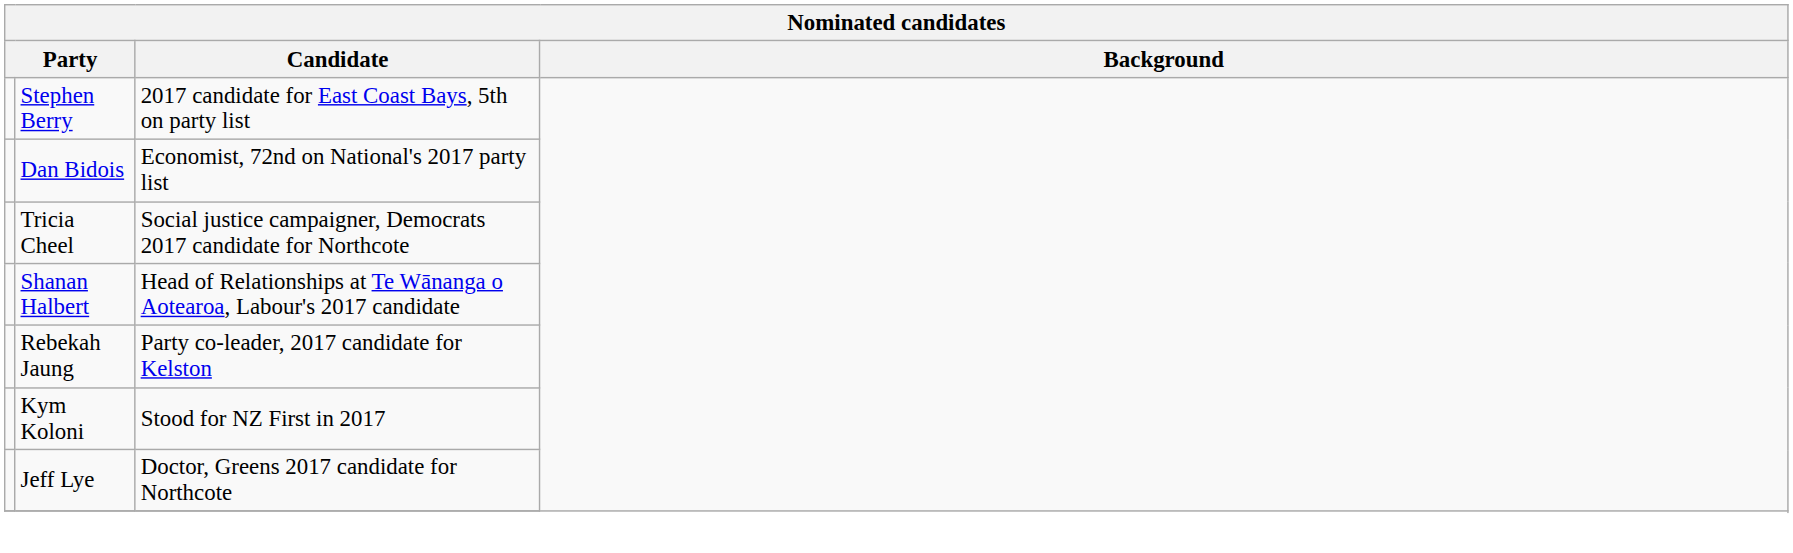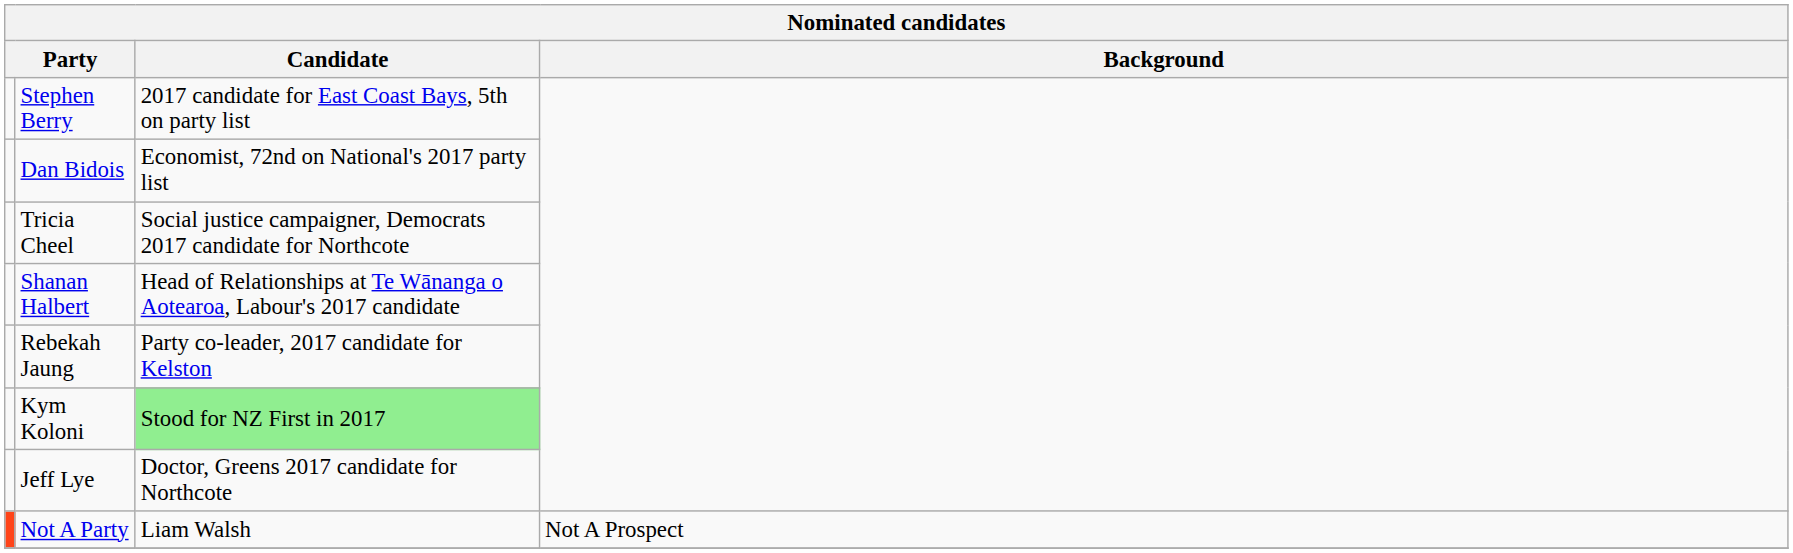(263, 418) no background -> (263, 418) lightgreen background
+ row: (75, 529)
